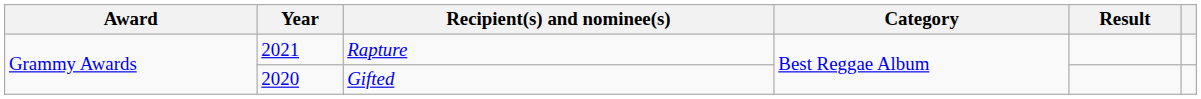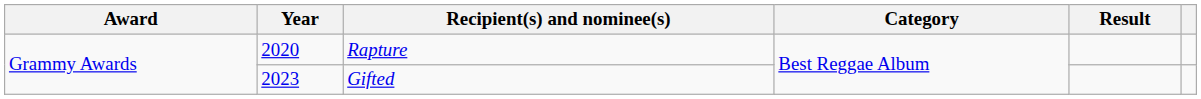(280, 49) 2021 -> (280, 49) 2020
(280, 79) 2020 -> (280, 79) 2023
